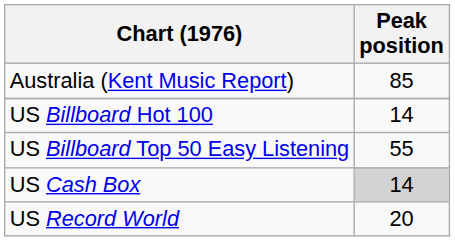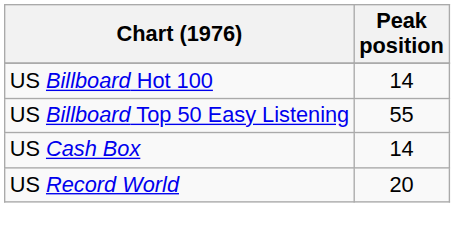- row: (152, 80)
(402, 184) lightgrey background -> (402, 149) no background
